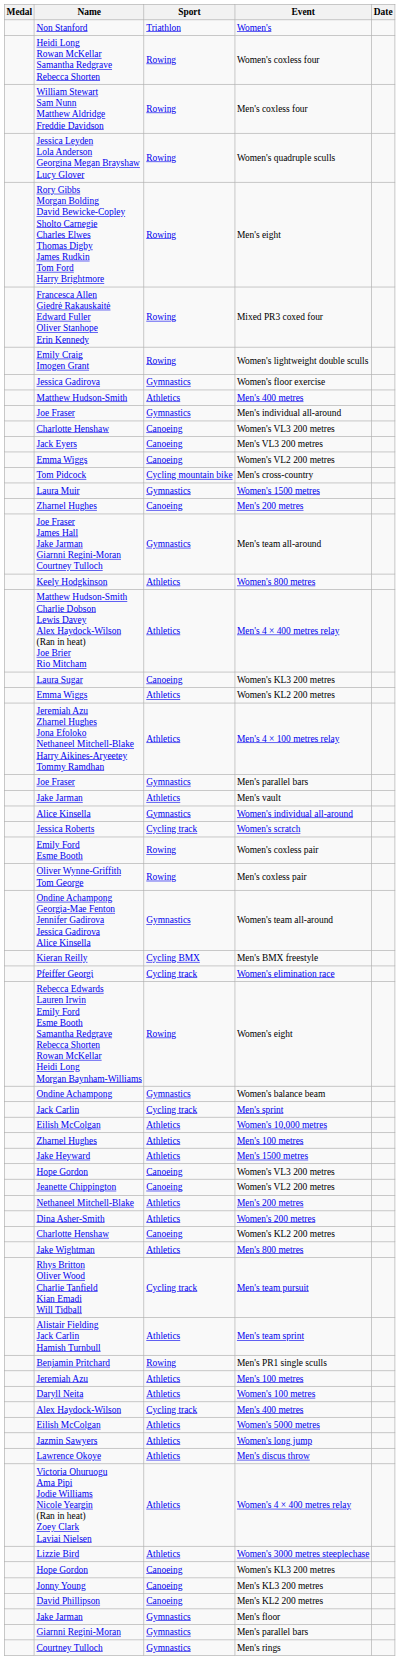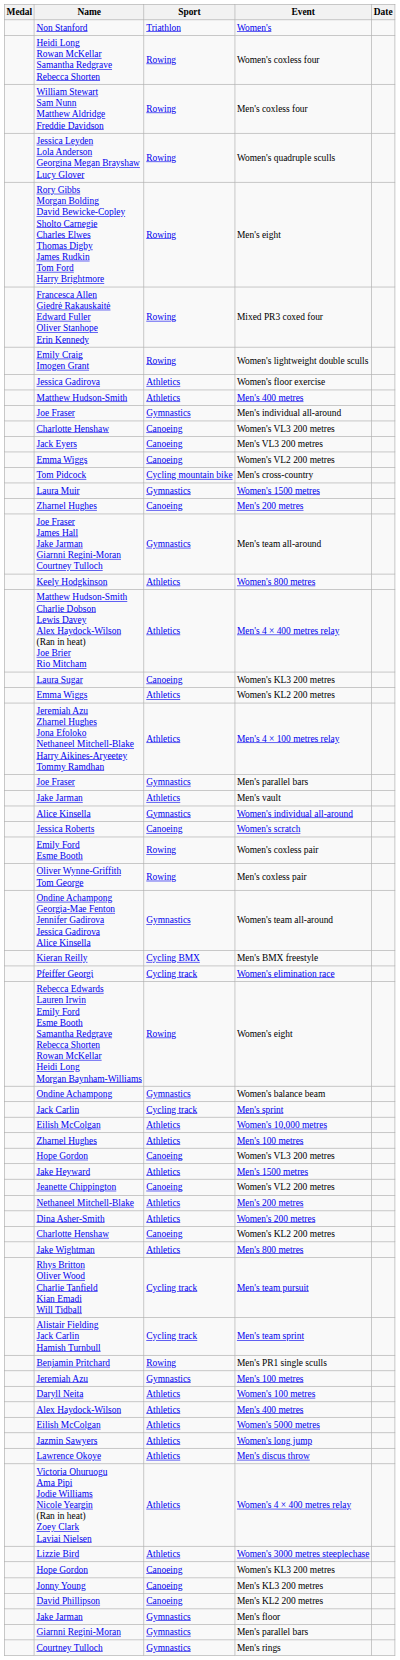(168, 382) Gymnastics -> (163, 382) Athletics
(172, 829) Cycling track -> (164, 829) Canoeing
rows swapped: (63, 1156) <-> (62, 1172)
(163, 1336) Athletics -> (172, 1336) Cycling track
(163, 1378) Athletics -> (168, 1378) Gymnastics
(172, 1409) Cycling track -> (163, 1409) Athletics
